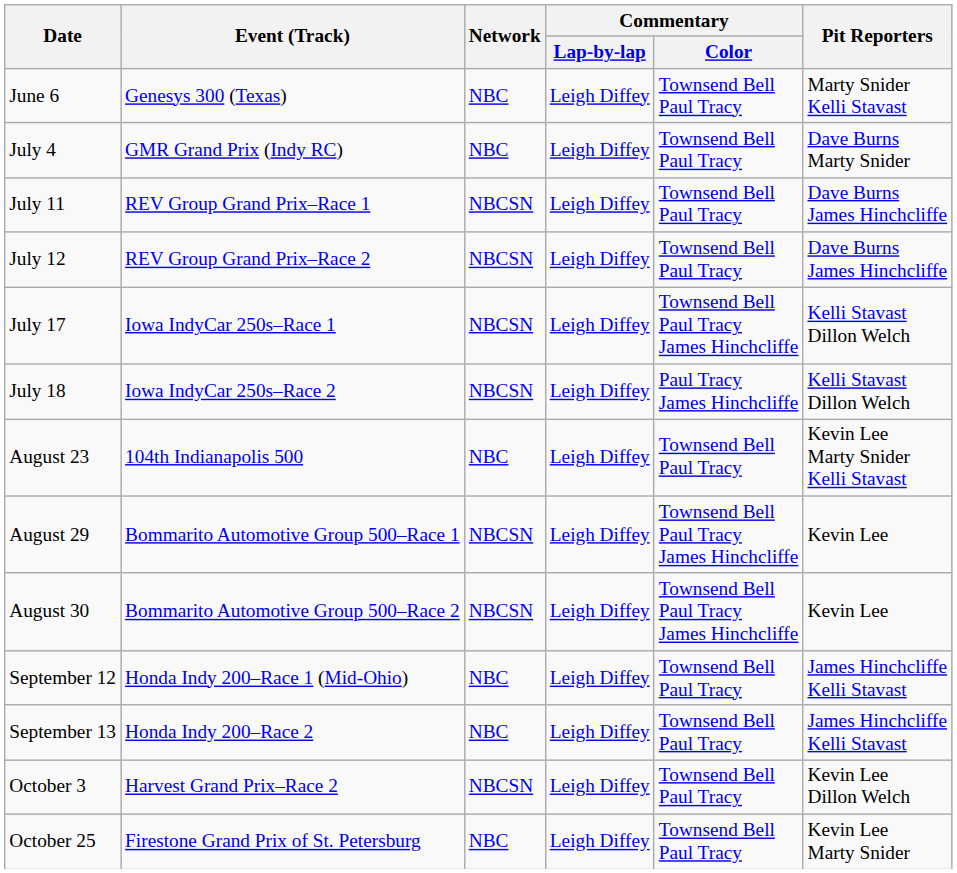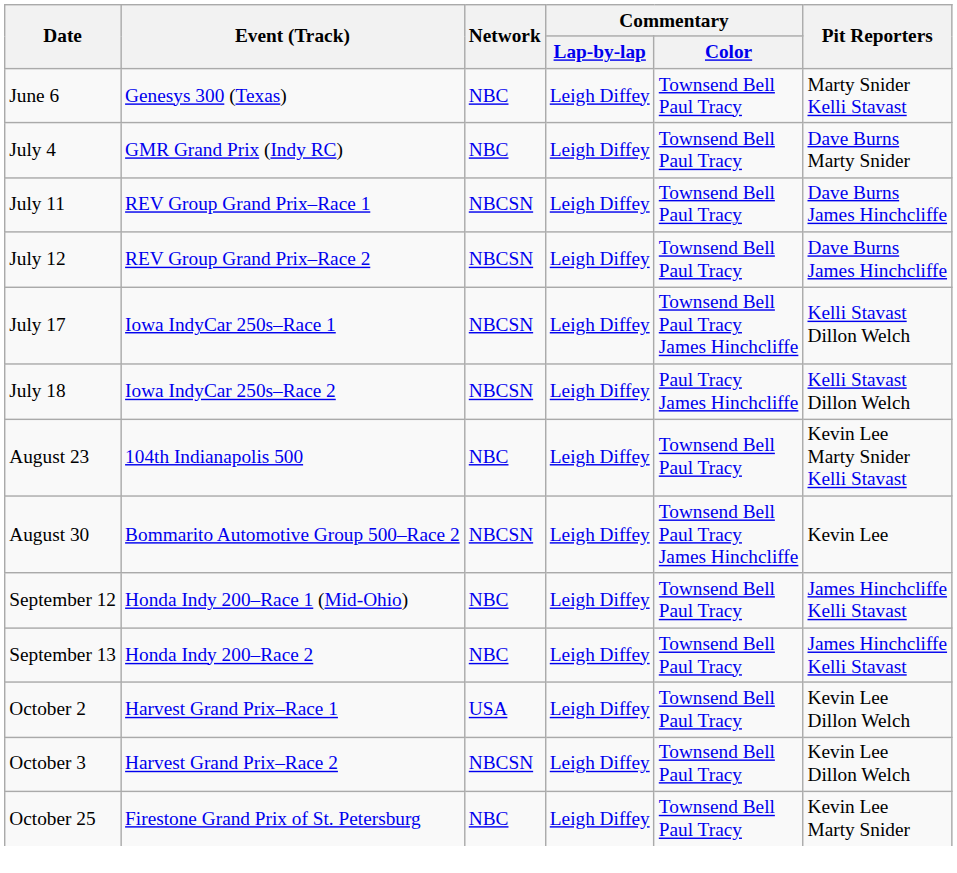- row: (49, 533)
+ row: (48, 709)
